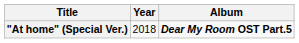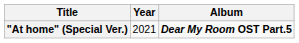(144, 29) 2018 -> (144, 29) 2021
